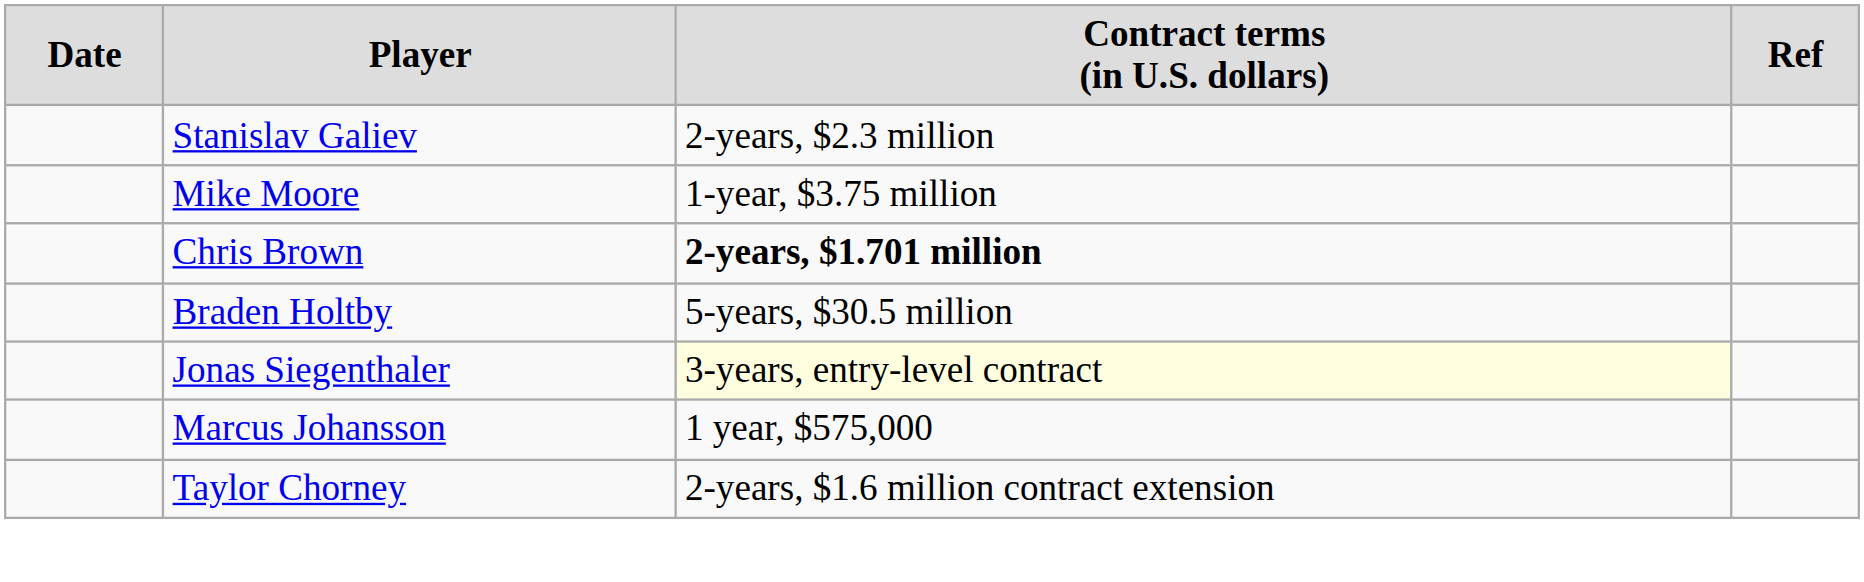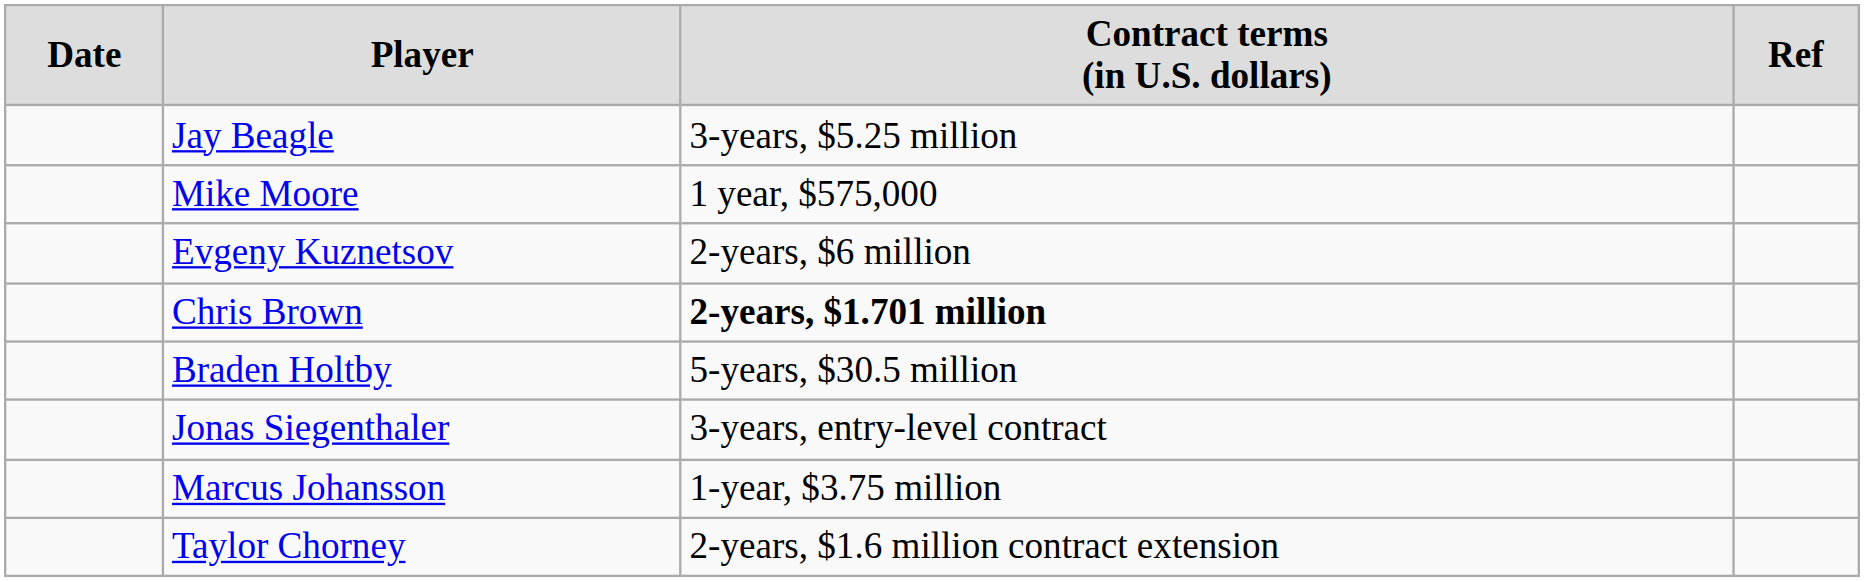+ row: (253, 134)
- row: (295, 134)
(841, 193) 1-year, $3.75 million -> (813, 193) 1 year, $575,000
+ row: (313, 252)
(894, 370) lightyellow background -> (898, 428) no background
(809, 428) 1 year, $575,000 -> (845, 487) 1-year, $3.75 million
